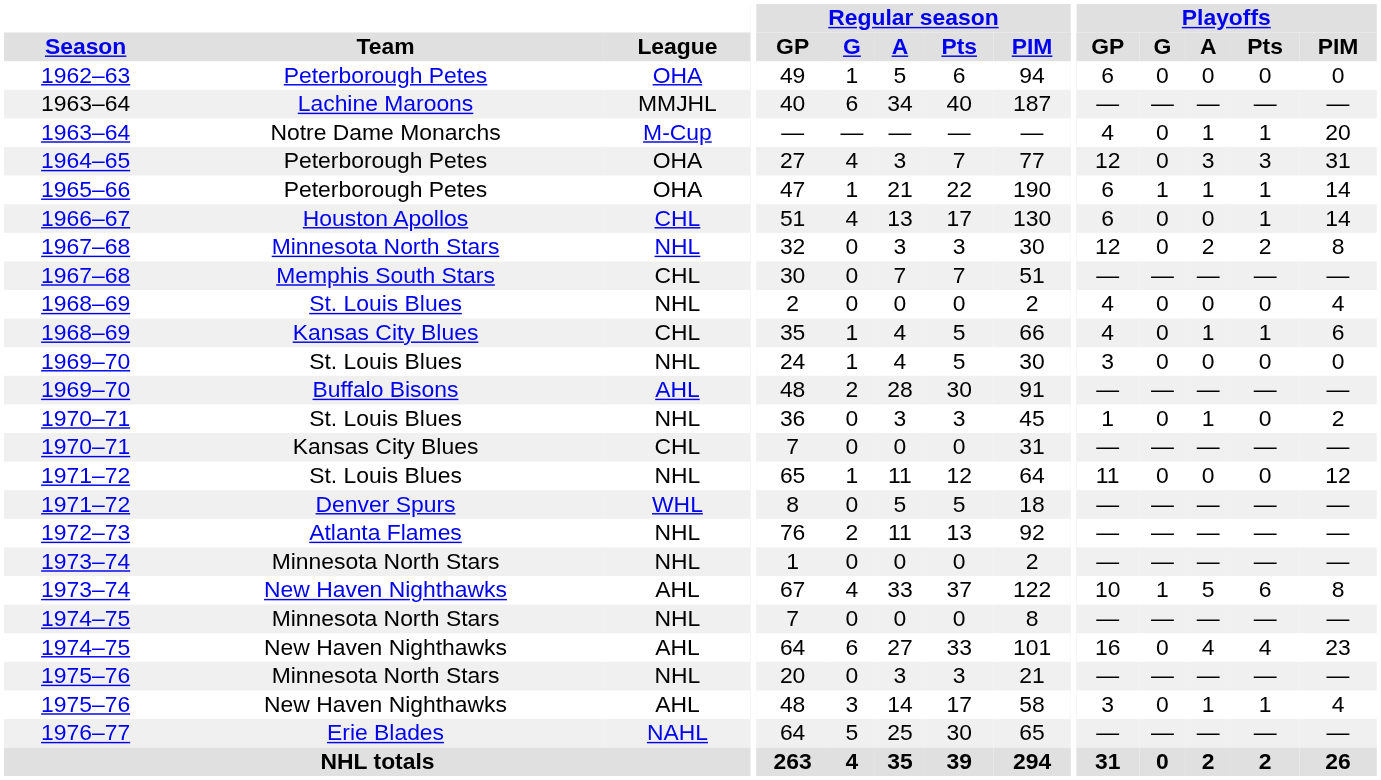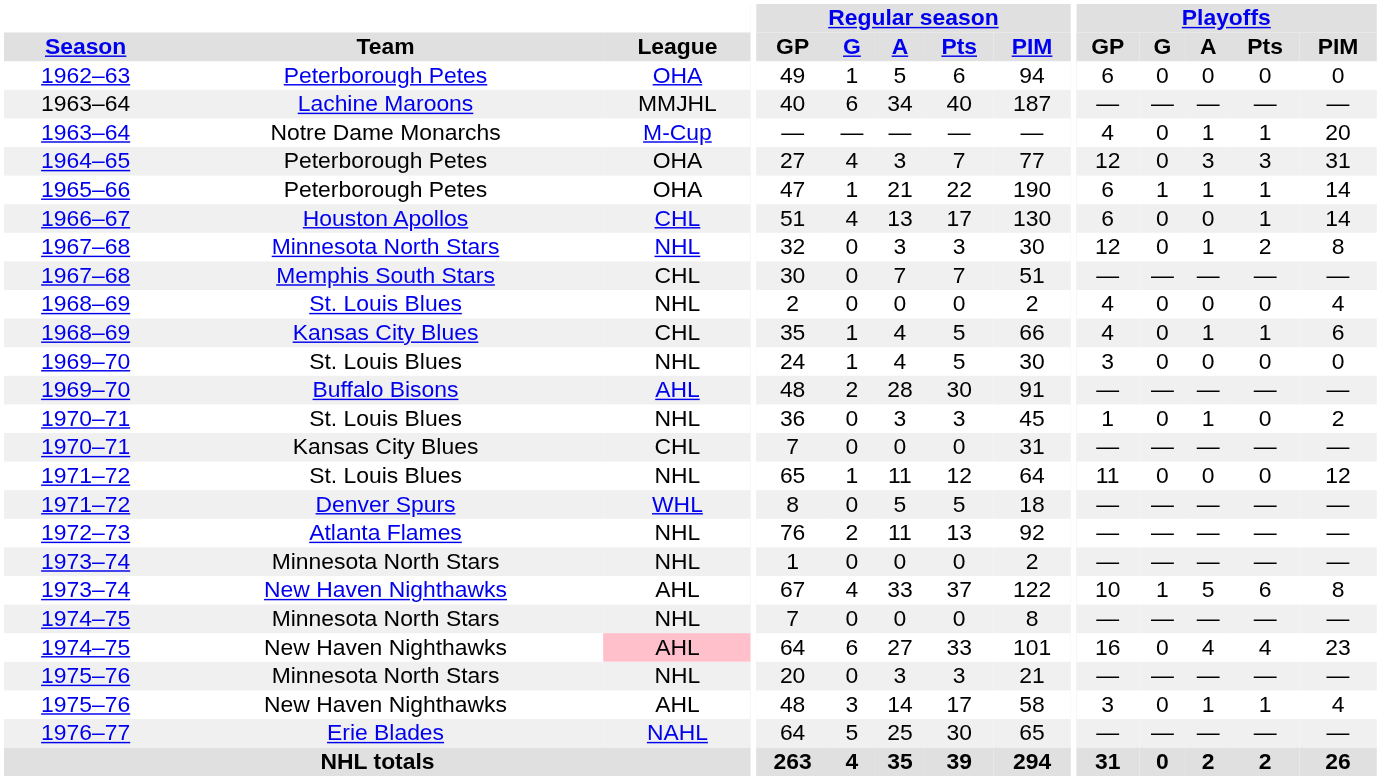(1208, 246) 2 -> (1208, 246) 1
(677, 647) no background -> (677, 647) pink background
